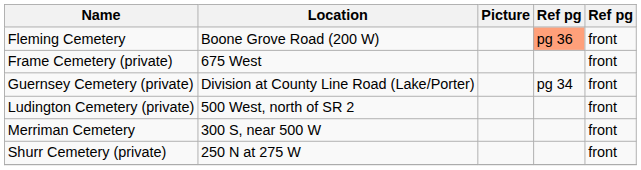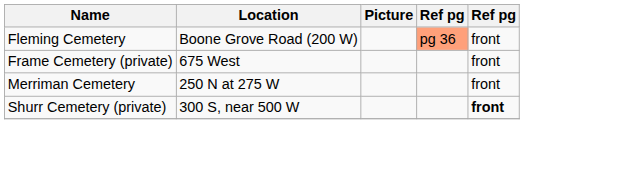- row: (101, 84)
- row: (101, 107)
(261, 130) 300 S, near 500 W -> (229, 84) 250 N at 275 W
(251, 152) 250 N at 275 W -> (239, 107) 300 S, near 500 W
(603, 152) normal -> (488, 107) bold
